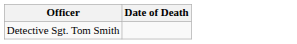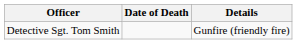+ column: (242, 13)
